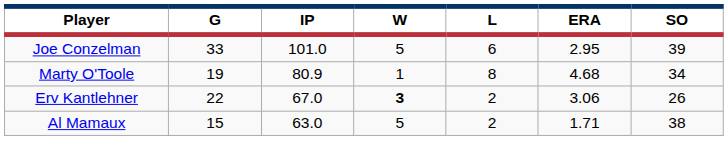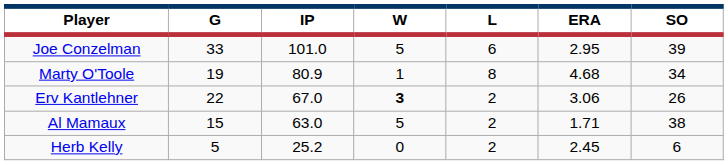+ row: (87, 147)
